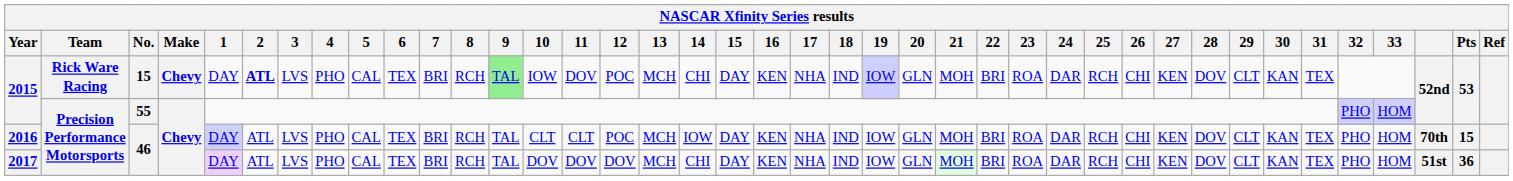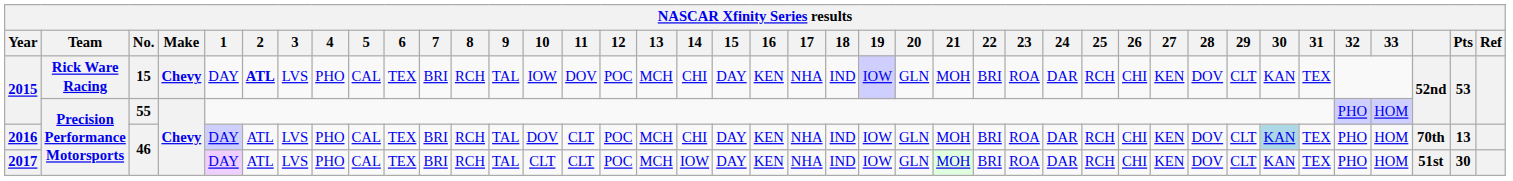(506, 77) lightgreen background -> (506, 77) no background
(542, 136) CLT -> (542, 136) DOV
(698, 136) IOW -> (695, 136) CHI
(1283, 136) no background -> (1279, 136) lightblue background
(1466, 136) 15 -> (1463, 136) 13
(542, 162) DOV -> (542, 162) CLT
(581, 162) DOV -> (581, 162) CLT
(620, 162) DOV -> (618, 162) POC
(698, 162) CHI -> (695, 162) IOW
(1466, 162) 36 -> (1463, 162) 30
